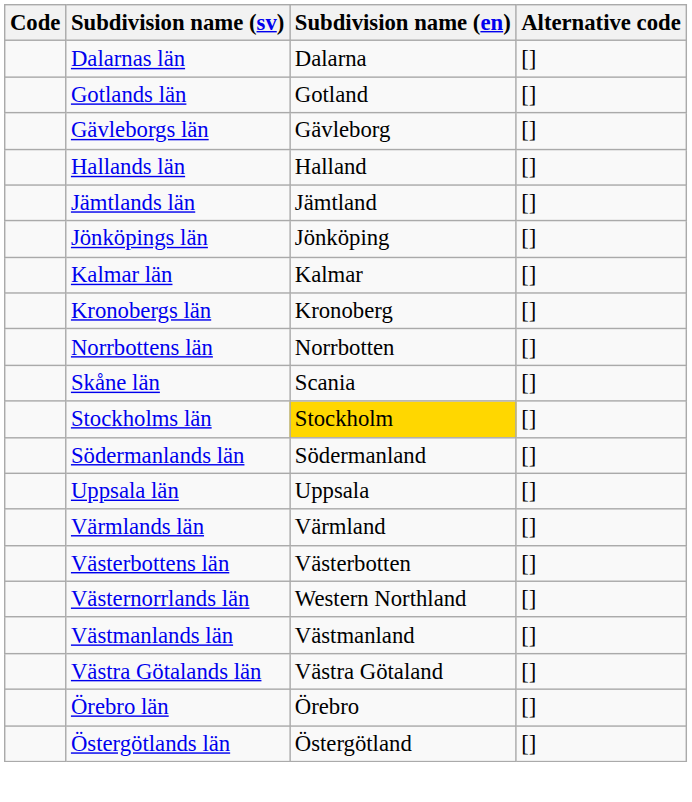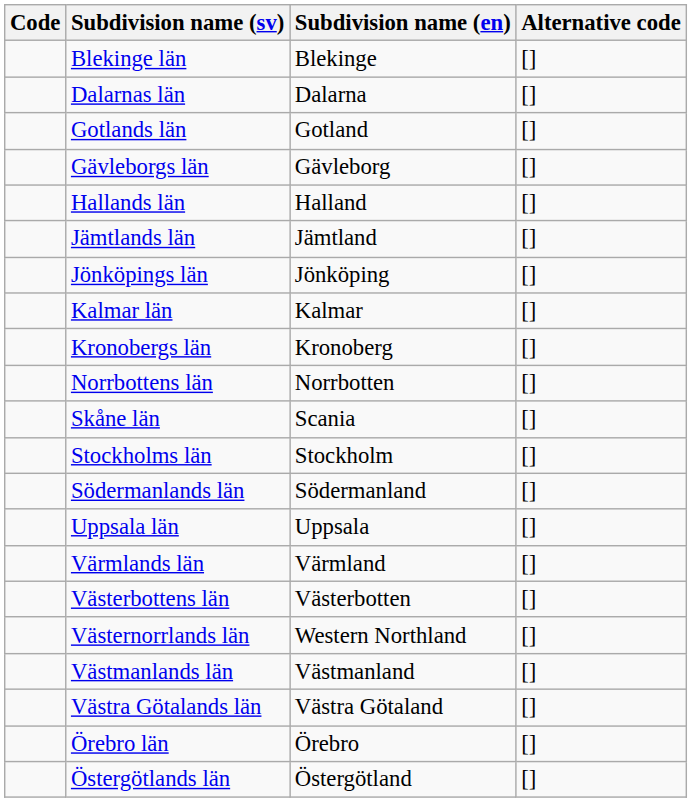+ row: (129, 58)
(344, 418) gold background -> (344, 454) no background
